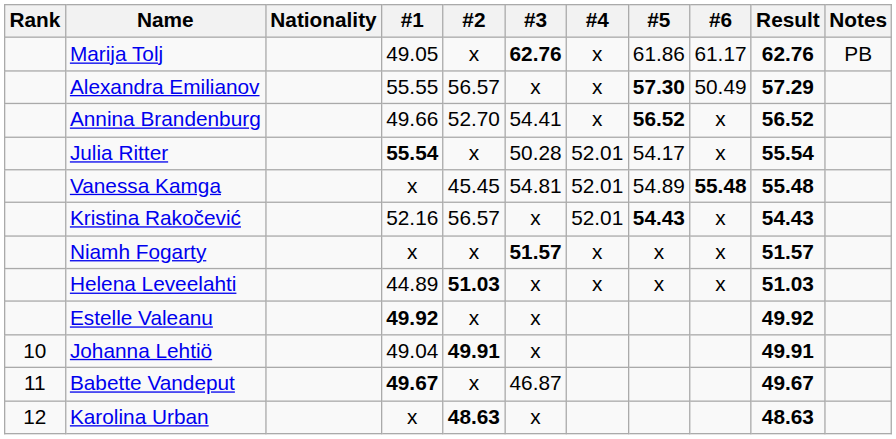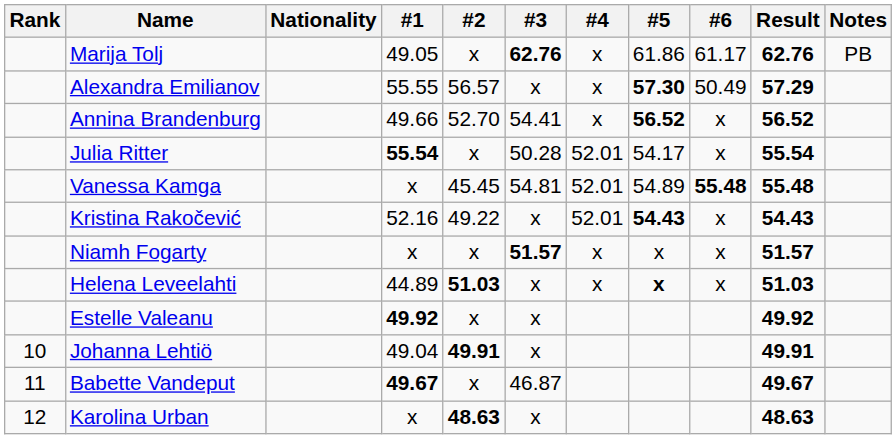(474, 218) 56.57 -> (474, 218) 49.22
(659, 284) normal -> (659, 284) bold
